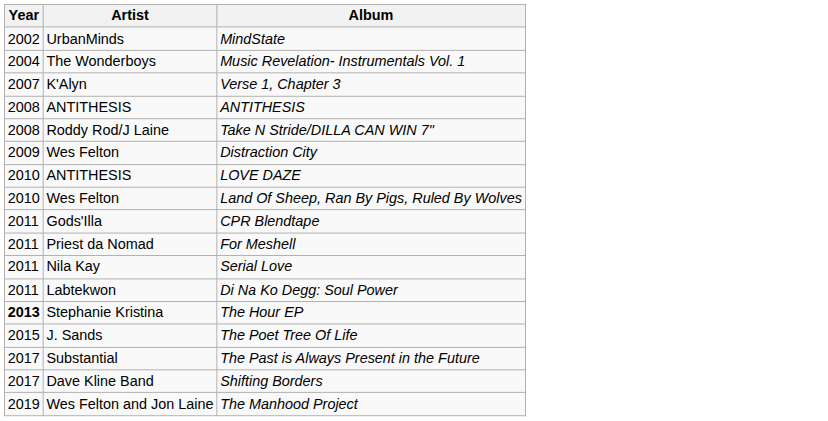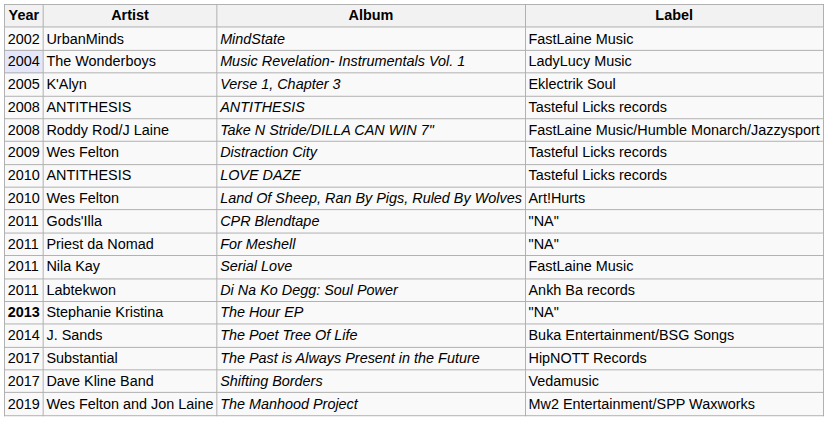+ column: (674, 15)
(24, 61) no background -> (24, 61) lavender background
(24, 84) 2007 -> (24, 84) 2005
(24, 335) 2015 -> (24, 335) 2014
